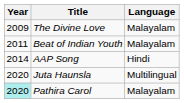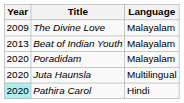(17, 43) 2011 -> (18, 43) 2013
- row: (56, 59)
+ row: (57, 59)
(151, 91) Malayalam -> (138, 91) Hindi
